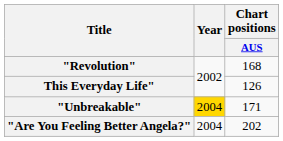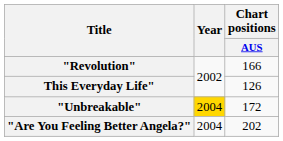(252, 66) 168 -> (252, 66) 166
(252, 106) 171 -> (252, 106) 172
